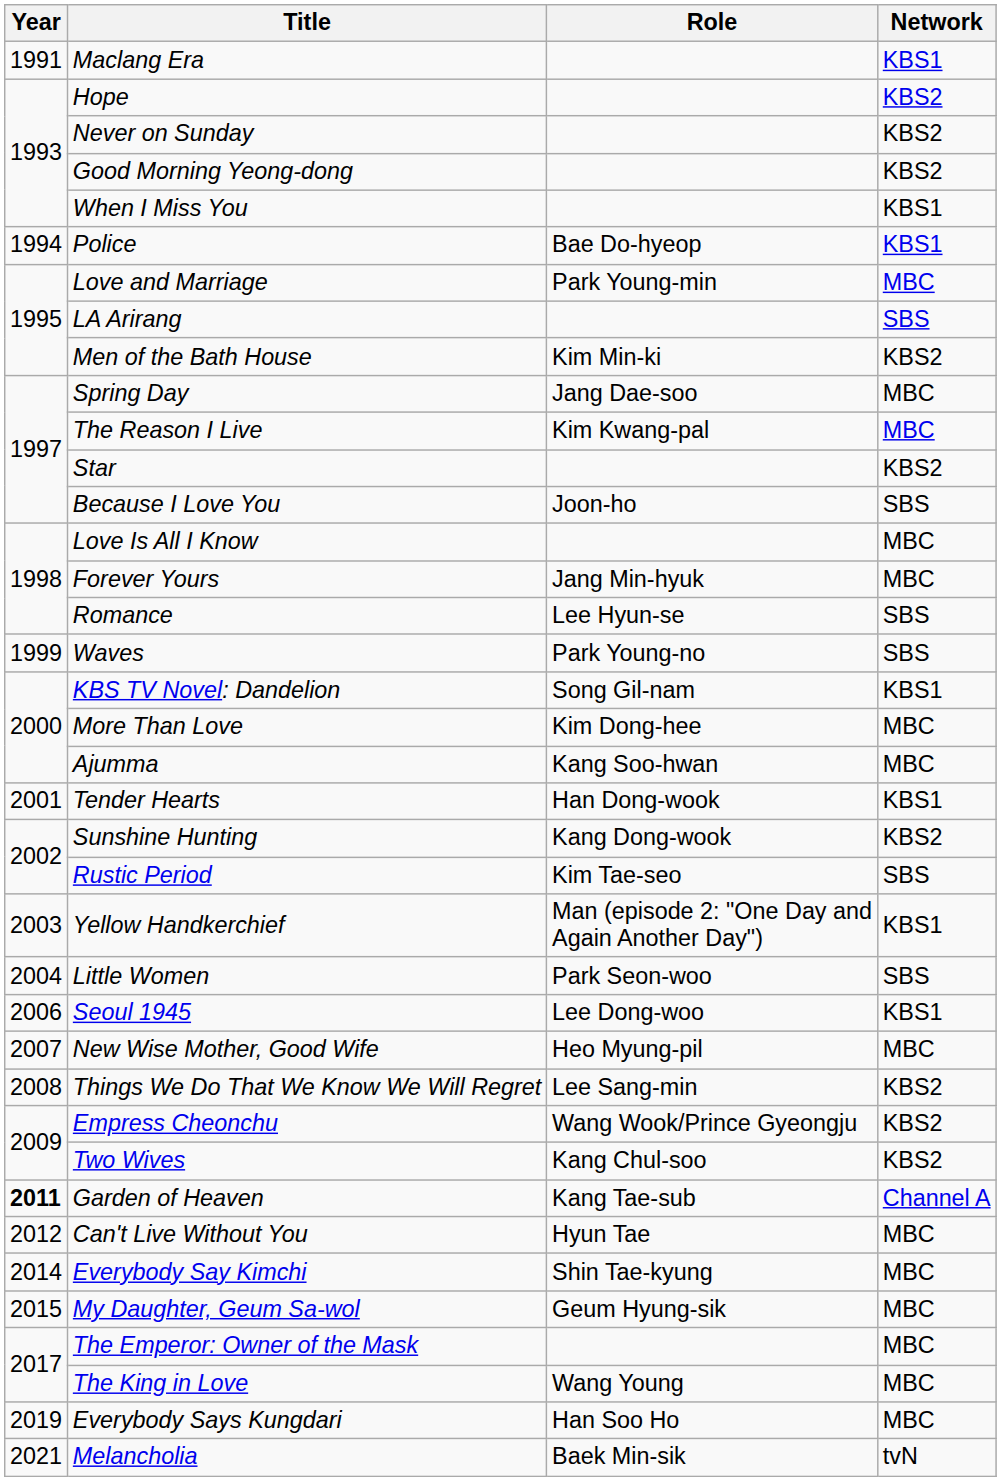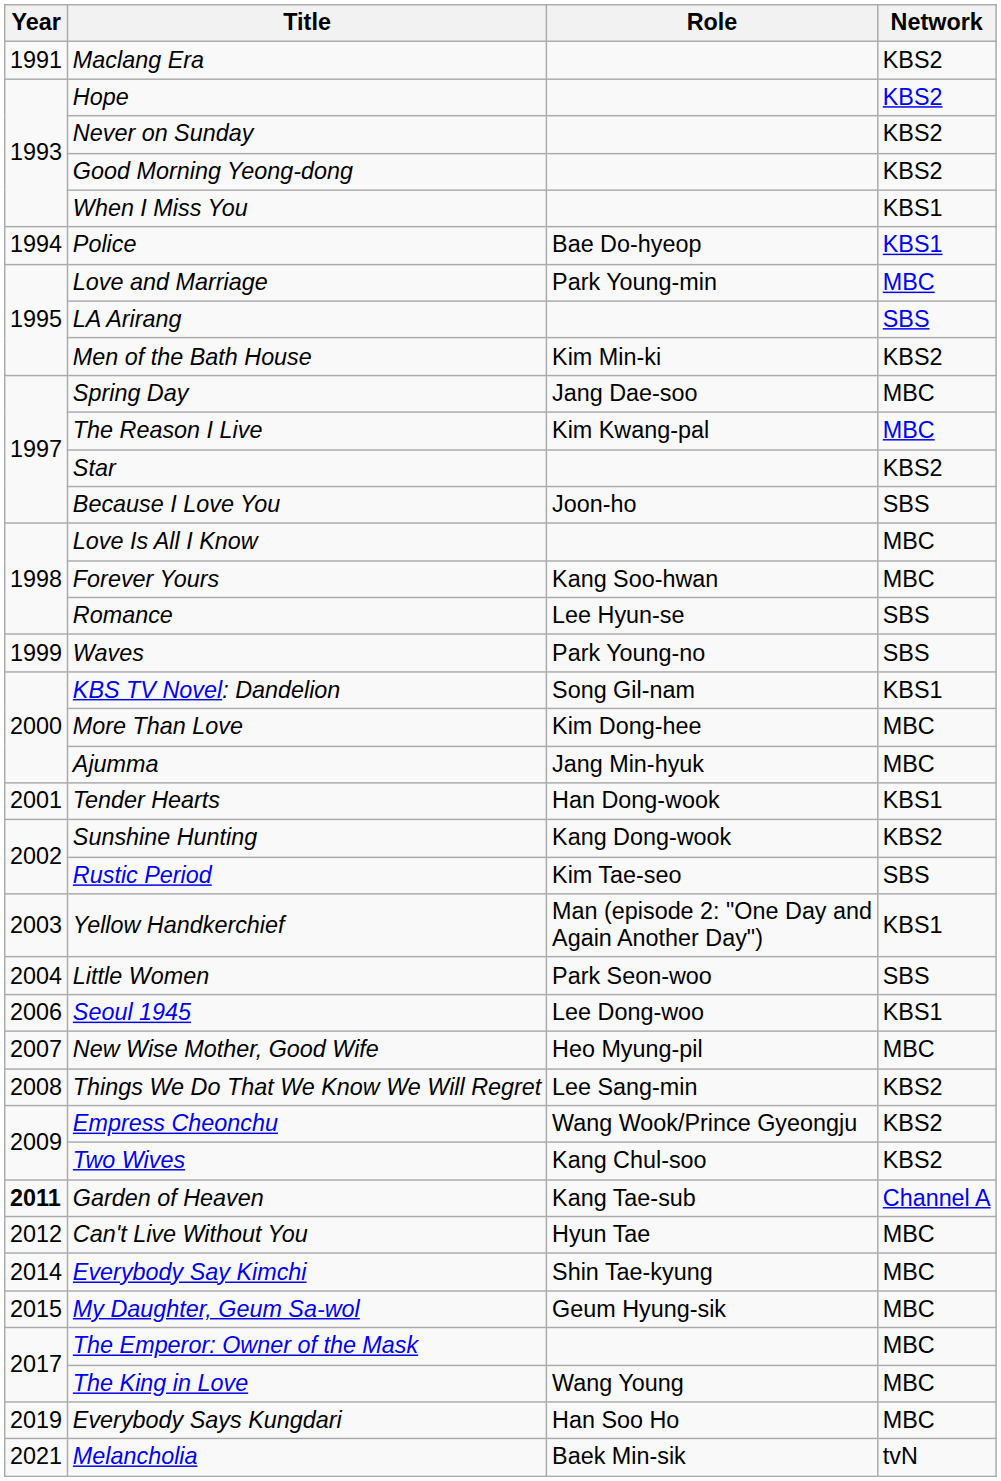(913, 60) KBS1 -> (913, 60) KBS2
(628, 578) Jang Min-hyuk -> (635, 578) Kang Soo-hwan
(635, 763) Kang Soo-hwan -> (628, 763) Jang Min-hyuk
